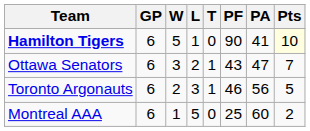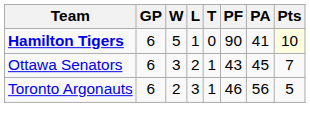(260, 65) 47 -> (260, 65) 45
- row: (55, 114)
